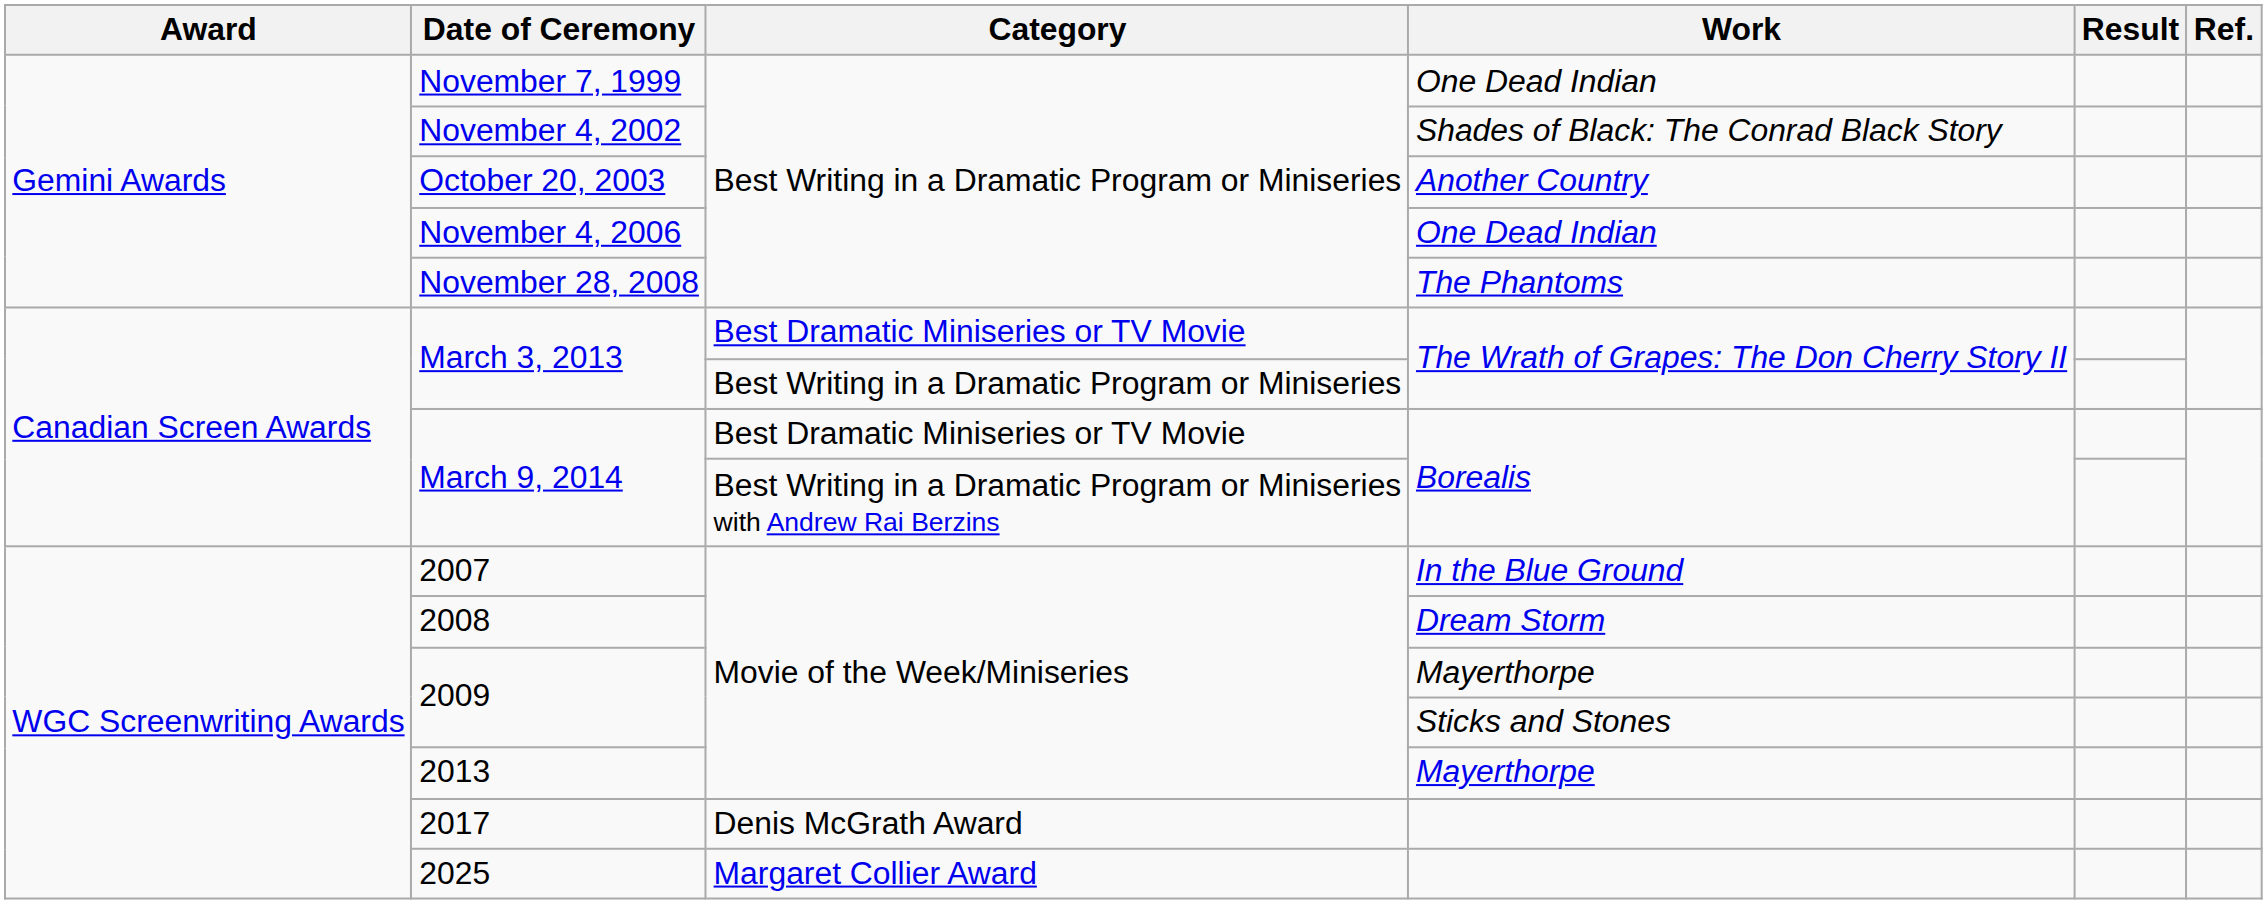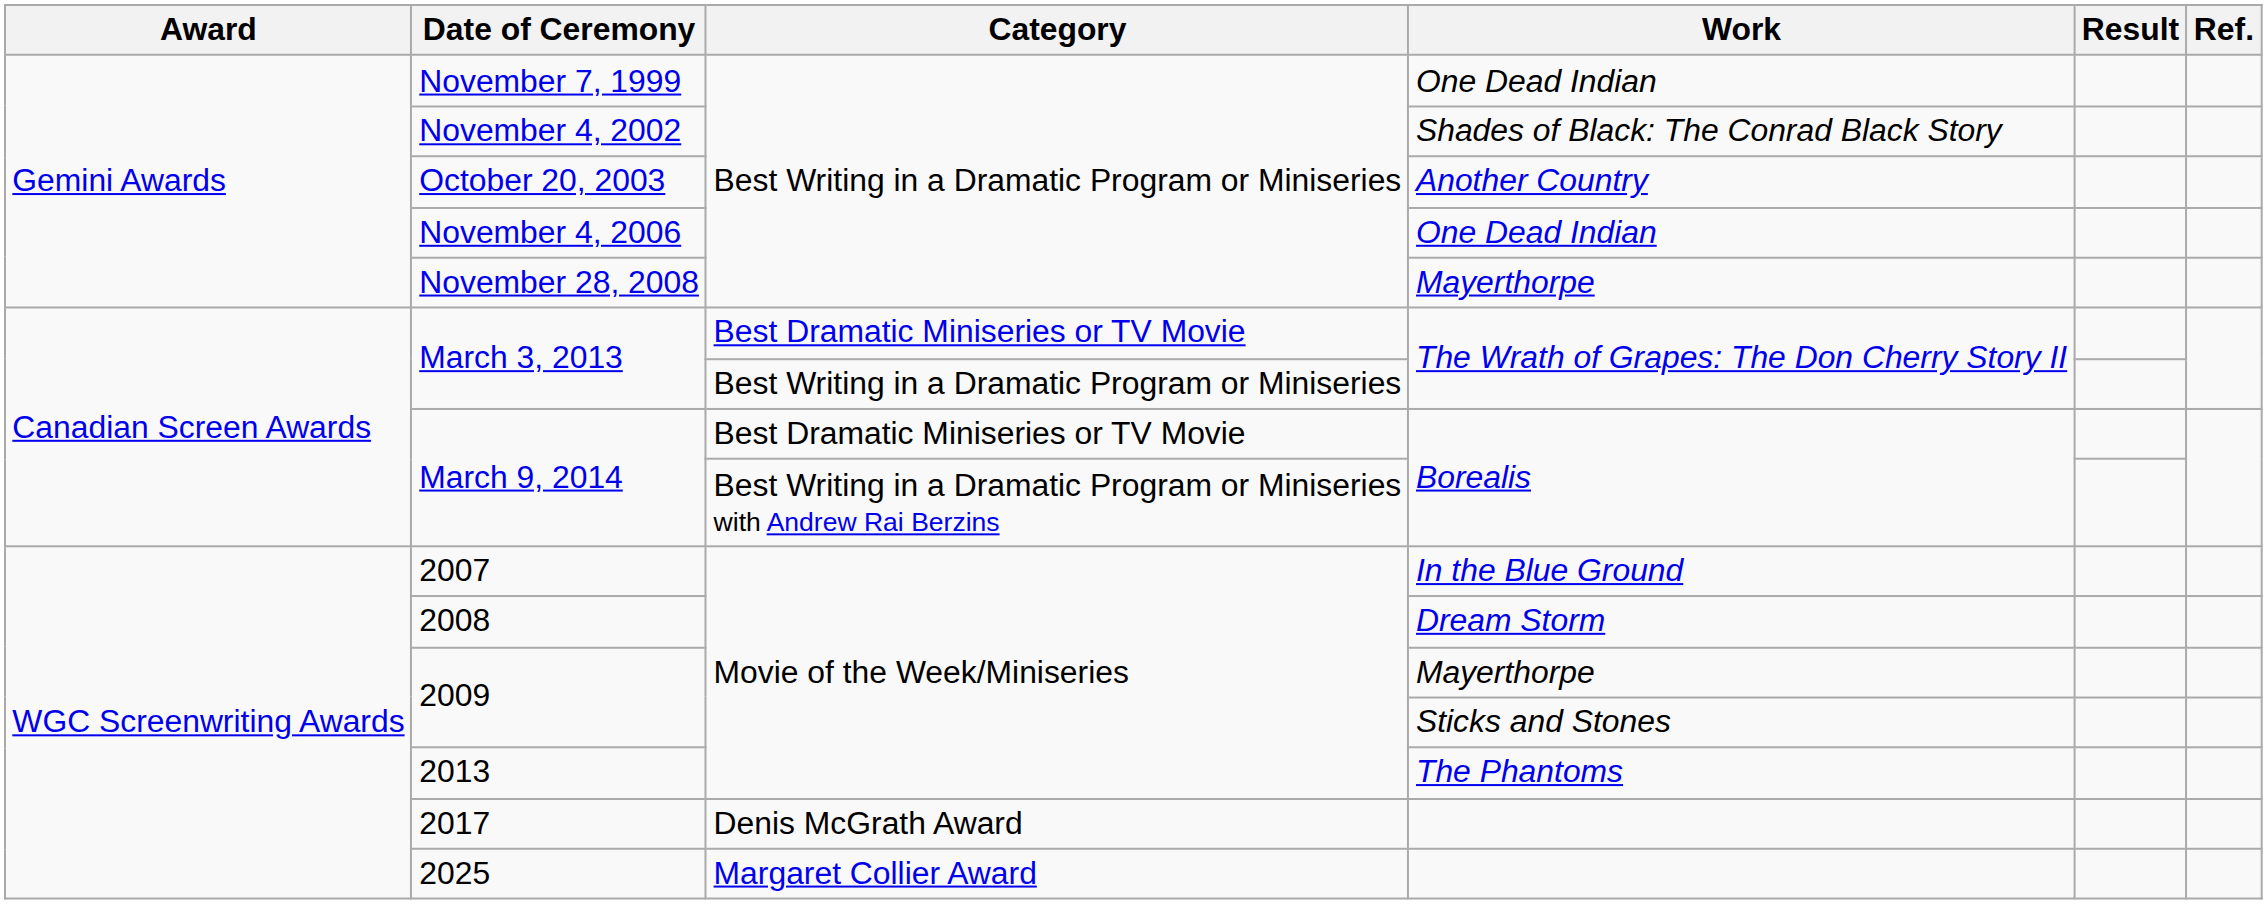(1520, 282) The Phantoms -> (1505, 282) Mayerthorpe
(1505, 772) Mayerthorpe -> (1520, 772) The Phantoms
